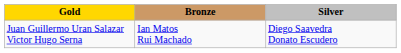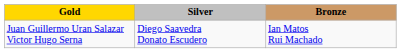columns swapped: (331, 12) <-> (200, 12)
